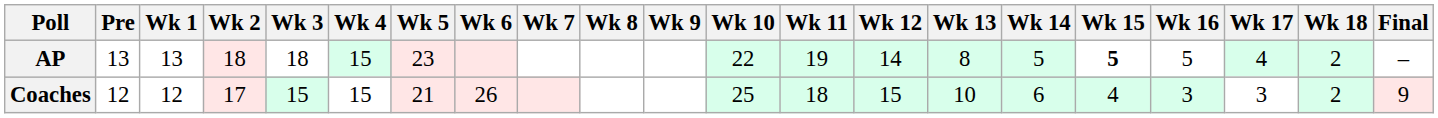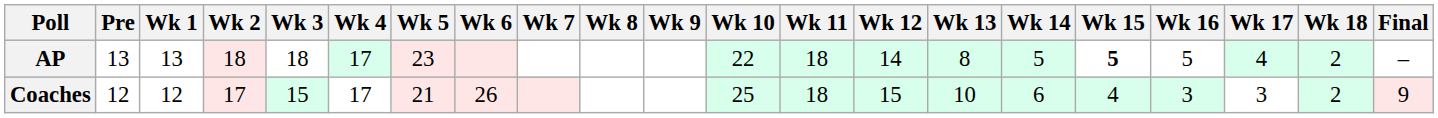(360, 58) 15 -> (360, 58) 17
(817, 58) 19 -> (817, 58) 18
(360, 94) 15 -> (360, 94) 17
